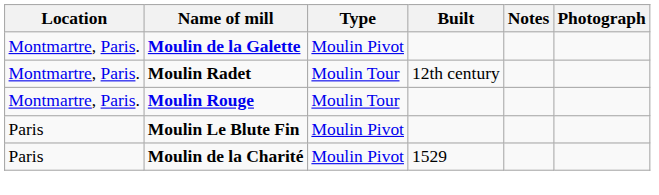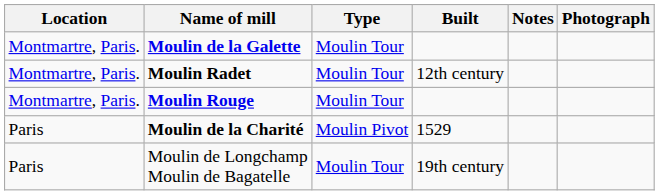(358, 45) Moulin Pivot -> (360, 45) Moulin Tour
- row: (224, 128)
+ row: (228, 166)
